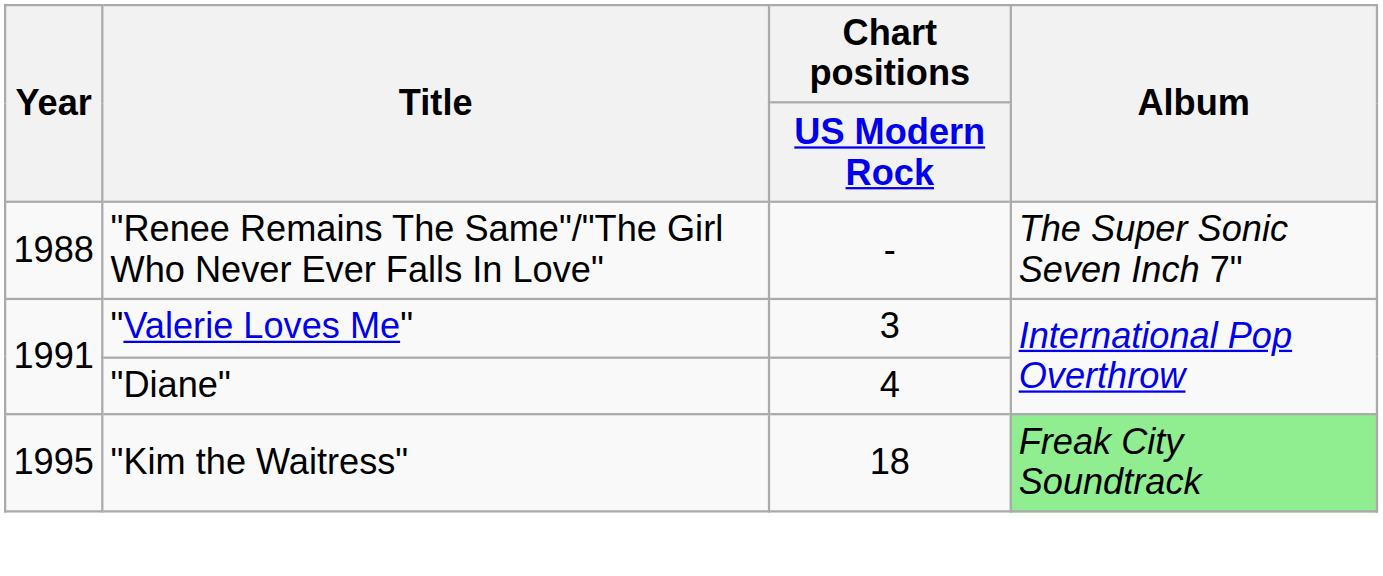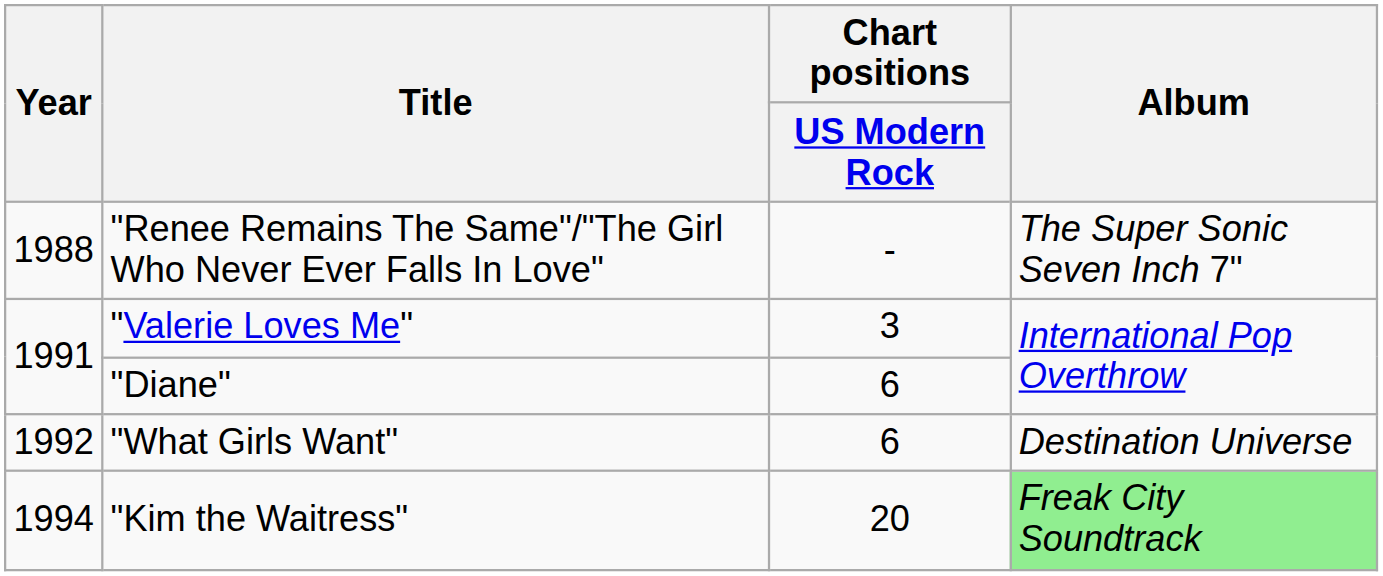(890, 384) 4 -> (890, 384) 6
+ row: (254, 441)
(54, 462) 1995 -> (54, 519) 1994
(890, 462) 18 -> (890, 519) 20
